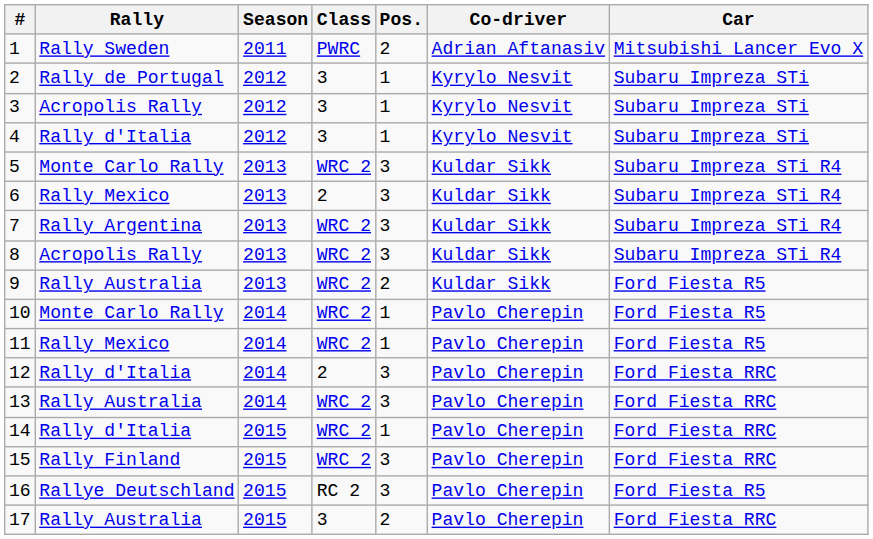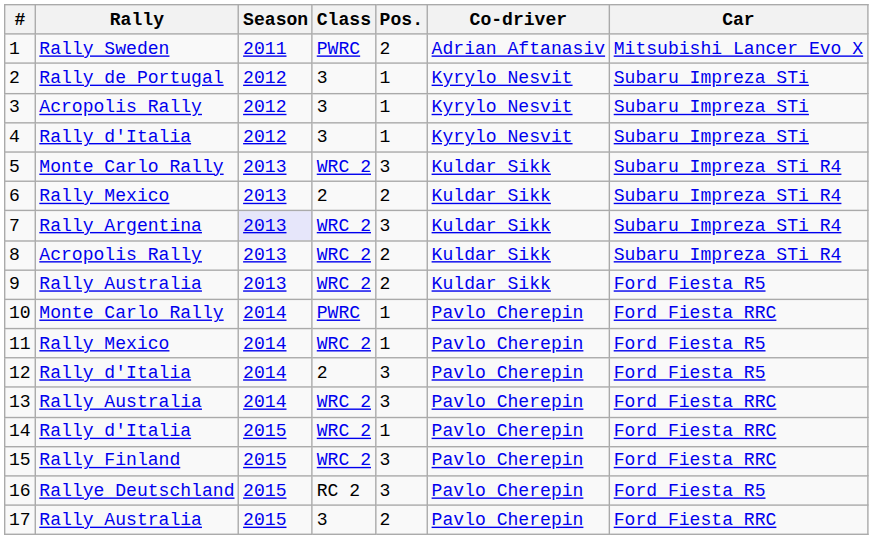(385, 196) 3 -> (385, 196) 2
(265, 226) no background -> (265, 226) lavender background
(385, 255) 3 -> (385, 255) 2
(344, 314) WRC 2 -> (338, 314) PWRC
(690, 314) Ford Fiesta R5 -> (695, 314) Ford Fiesta RRC
(695, 373) Ford Fiesta RRC -> (690, 373) Ford Fiesta R5
